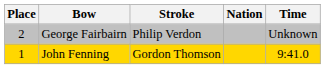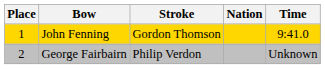rows swapped: (75, 53) <-> (84, 34)
